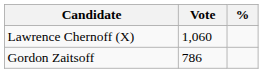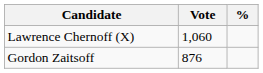(192, 57) 786 -> (192, 57) 876
